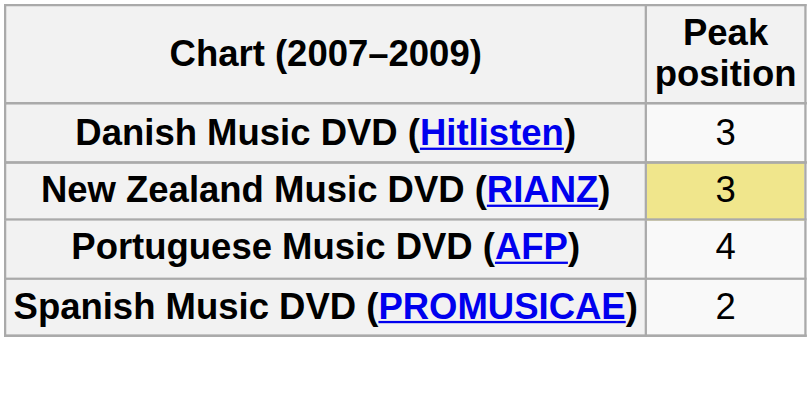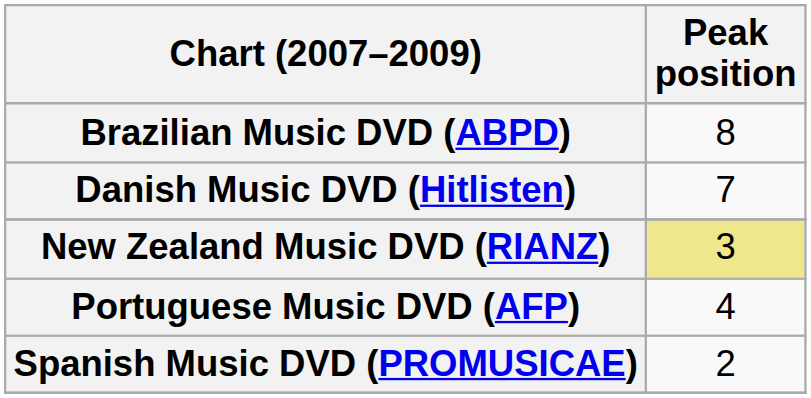+ row: (326, 132)
(726, 132) 3 -> (726, 190) 7
